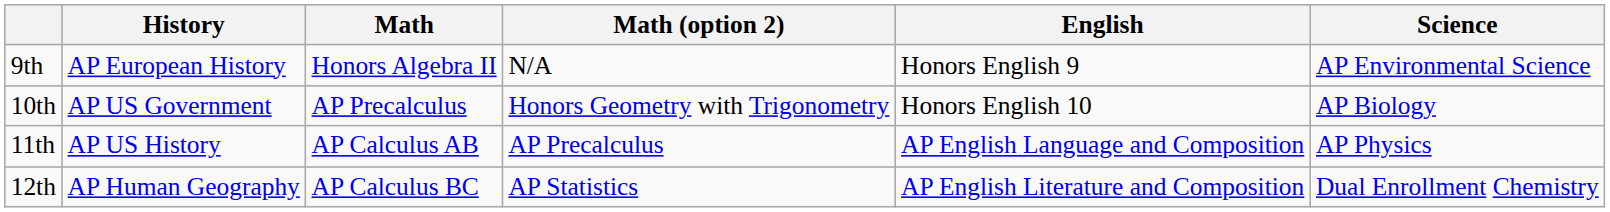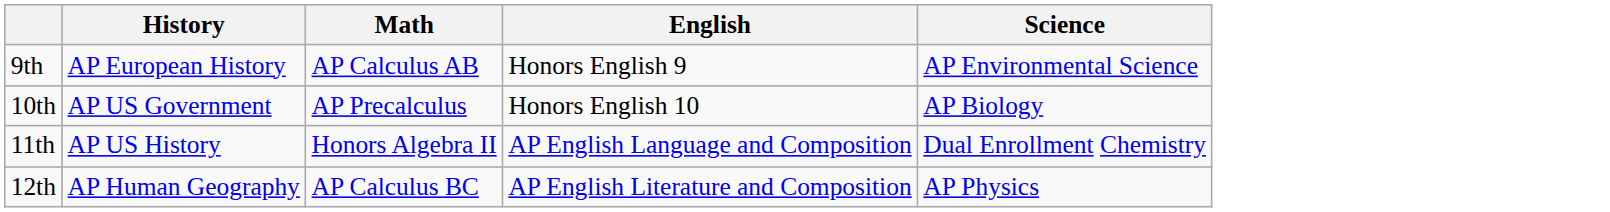- column: (699, 24)
(404, 65) Honors Algebra II -> (395, 65) AP Calculus AB
(395, 145) AP Calculus AB -> (404, 145) Honors Algebra II
(1374, 145) AP Physics -> (1065, 145) Dual Enrollment Chemistry
(1457, 186) Dual Enrollment Chemistry -> (981, 186) AP Physics
